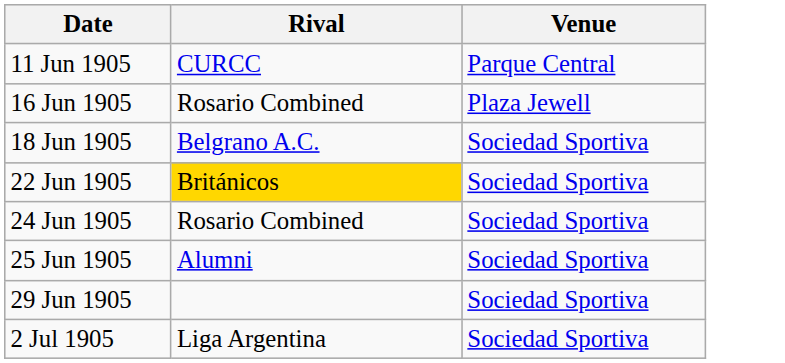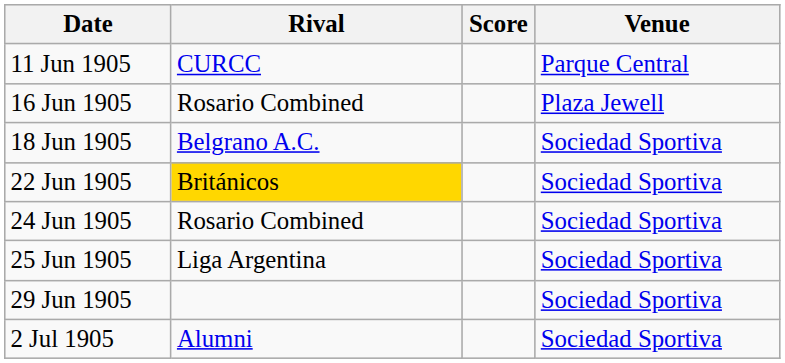+ column: (498, 24)
(215, 260) Alumni -> (251, 260) Liga Argentina
(251, 338) Liga Argentina -> (215, 338) Alumni
